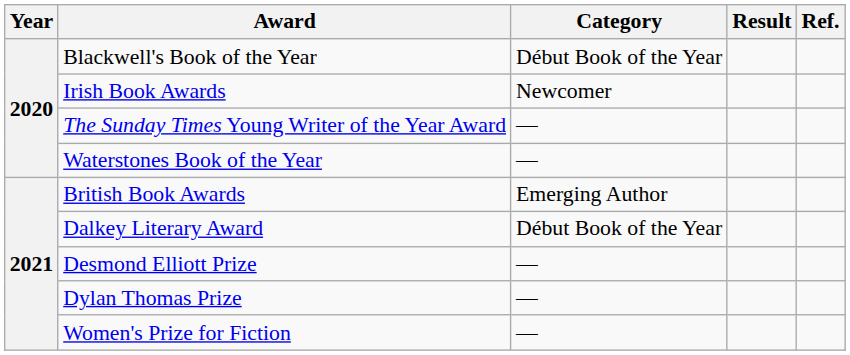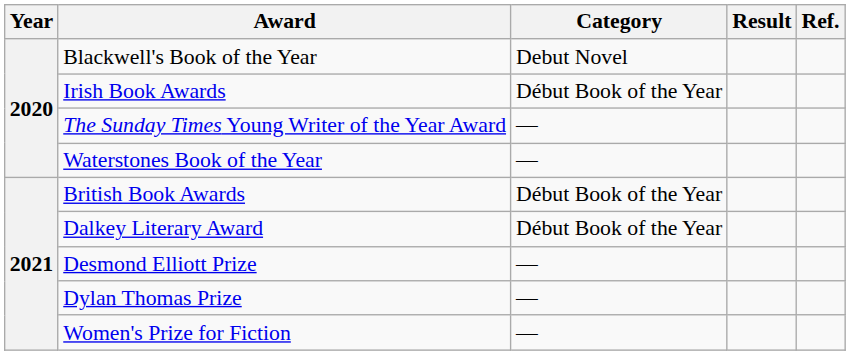(619, 56) Début Book of the Year -> (572, 56) Debut Novel
(564, 90) Newcomer -> (619, 90) Début Book of the Year
(592, 194) Emerging Author -> (619, 194) Début Book of the Year
